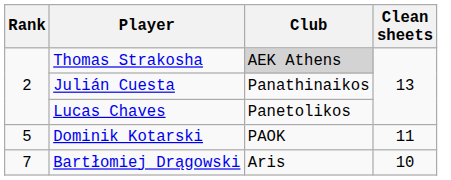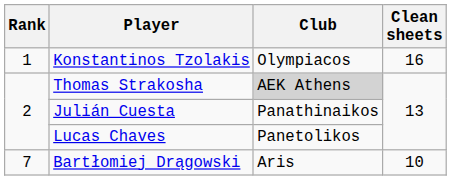+ row: (151, 61)
- row: (128, 137)
